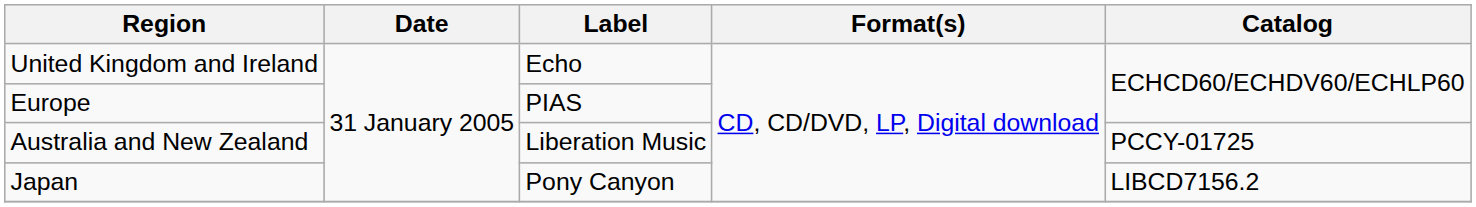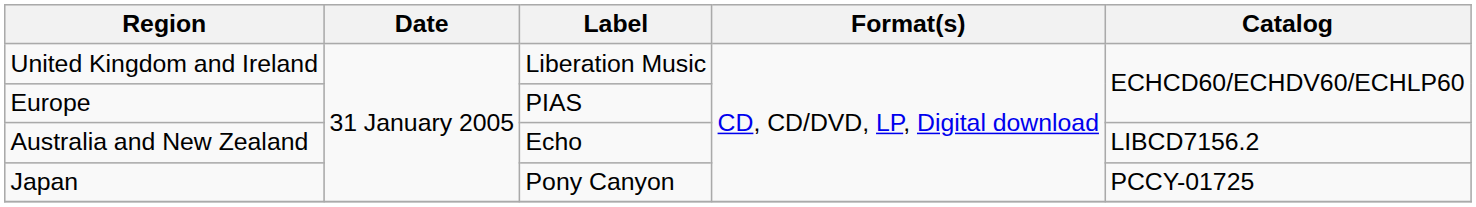(554, 63) Echo -> (616, 63) Liberation Music
(616, 142) Liberation Music -> (554, 142) Echo
(1182, 142) PCCY-01725 -> (1185, 142) LIBCD7156.2
(1185, 181) LIBCD7156.2 -> (1182, 181) PCCY-01725
